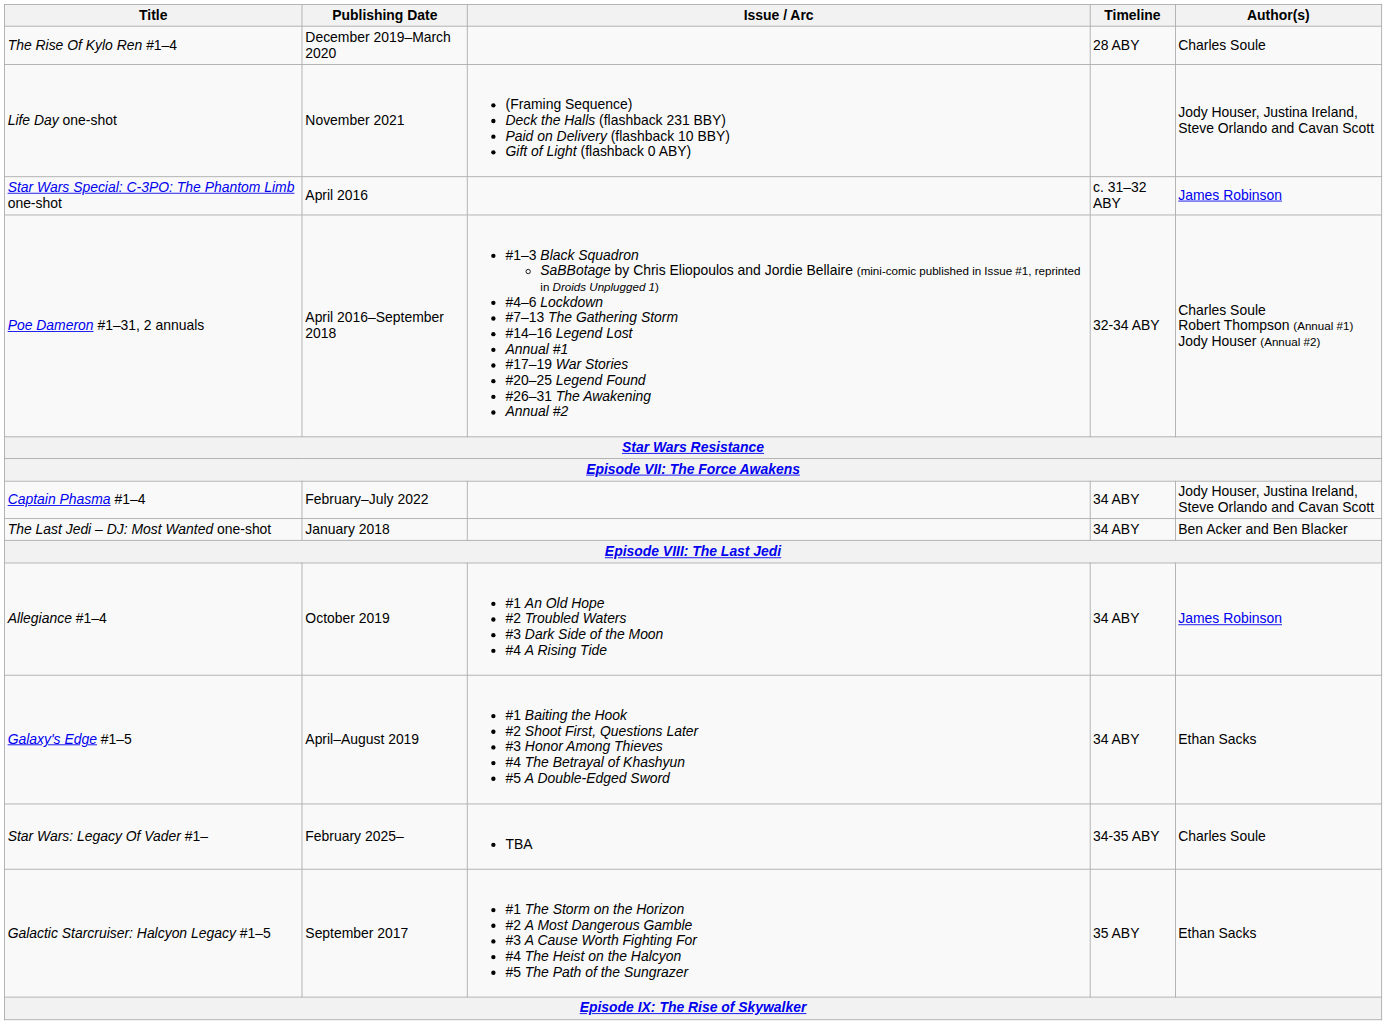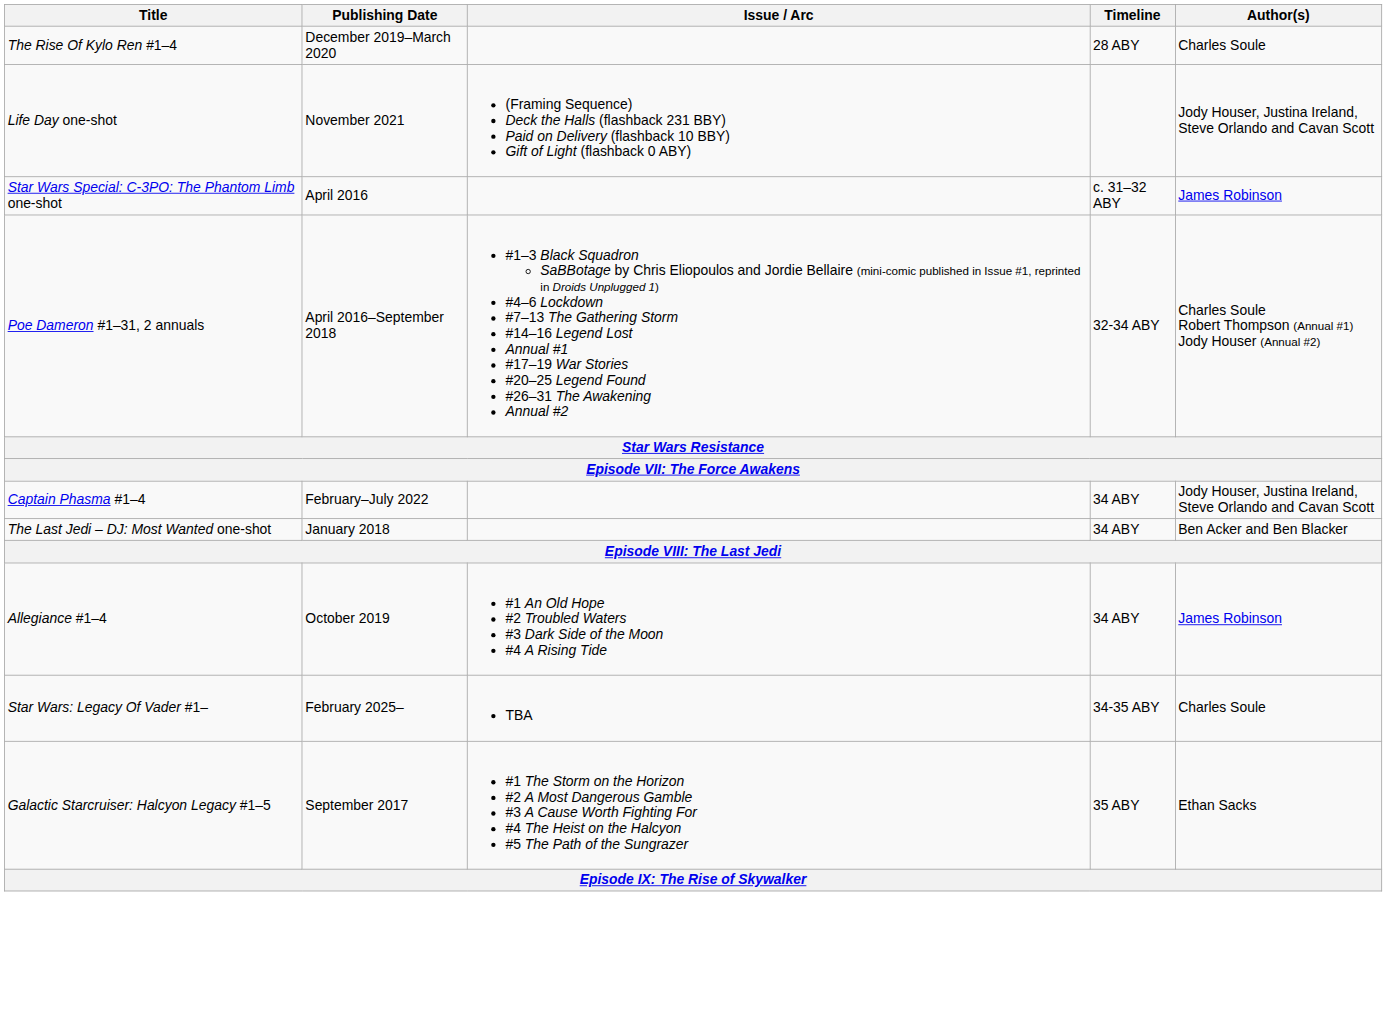- row: (70, 739)
